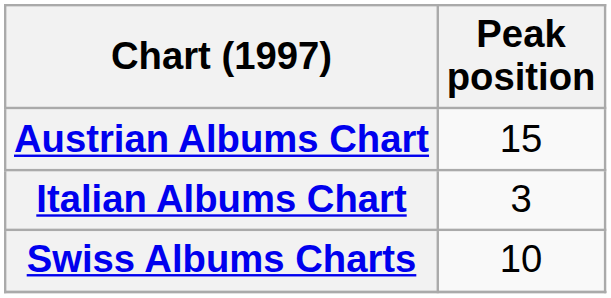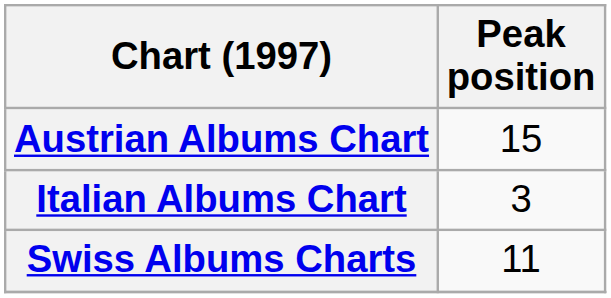(521, 259) 10 -> (521, 259) 11
